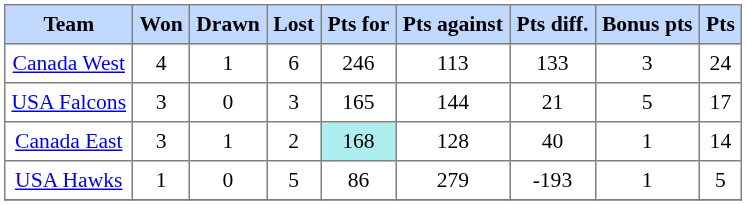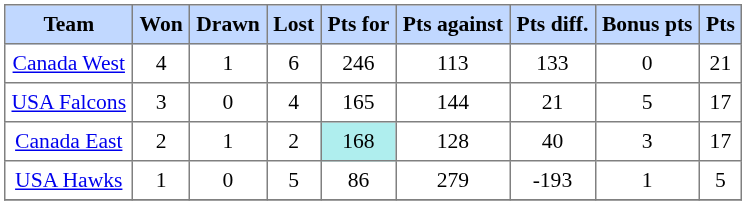(647, 62) 3 -> (647, 62) 0
(720, 62) 24 -> (720, 62) 21
(294, 102) 3 -> (294, 102) 4
(161, 140) 3 -> (161, 140) 2
(647, 140) 1 -> (647, 140) 3
(720, 140) 14 -> (720, 140) 17
